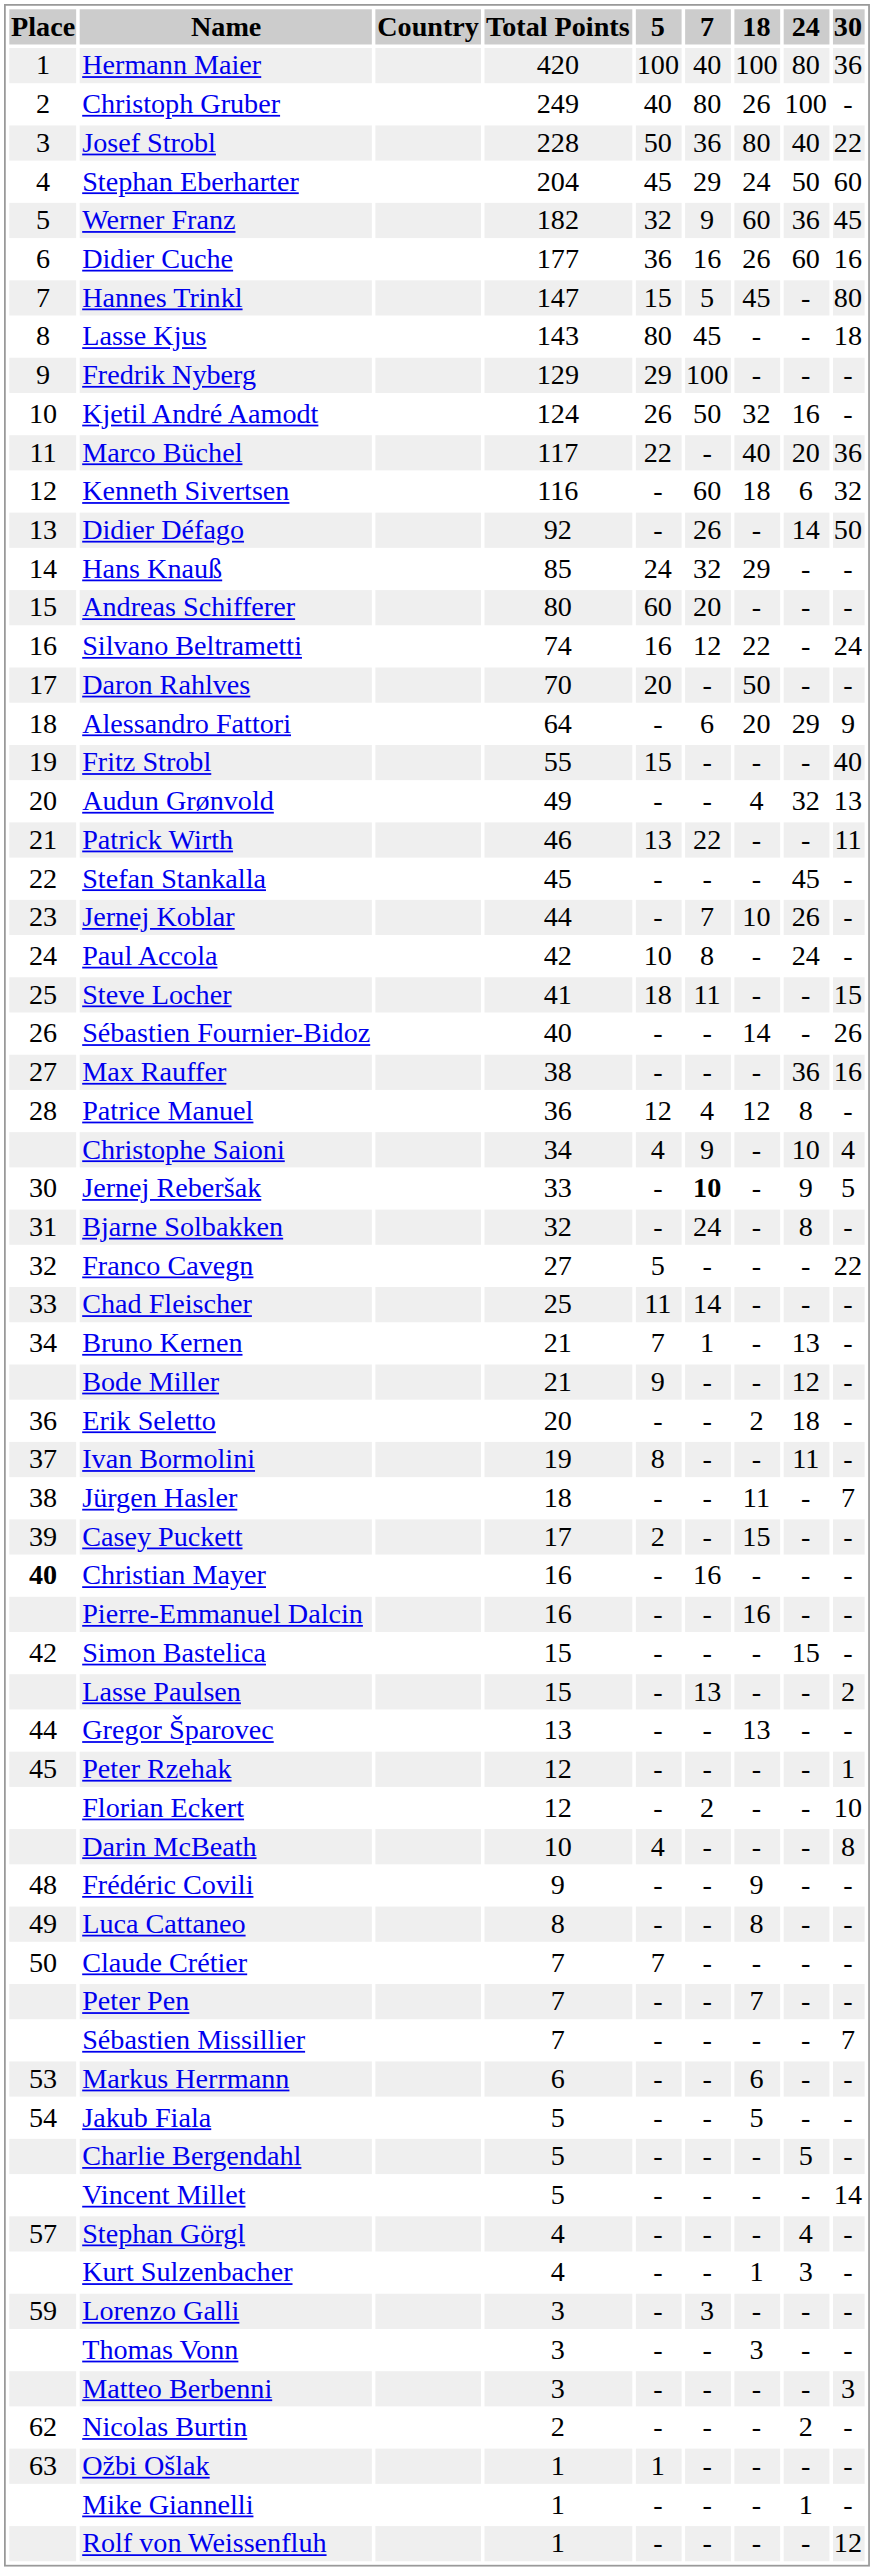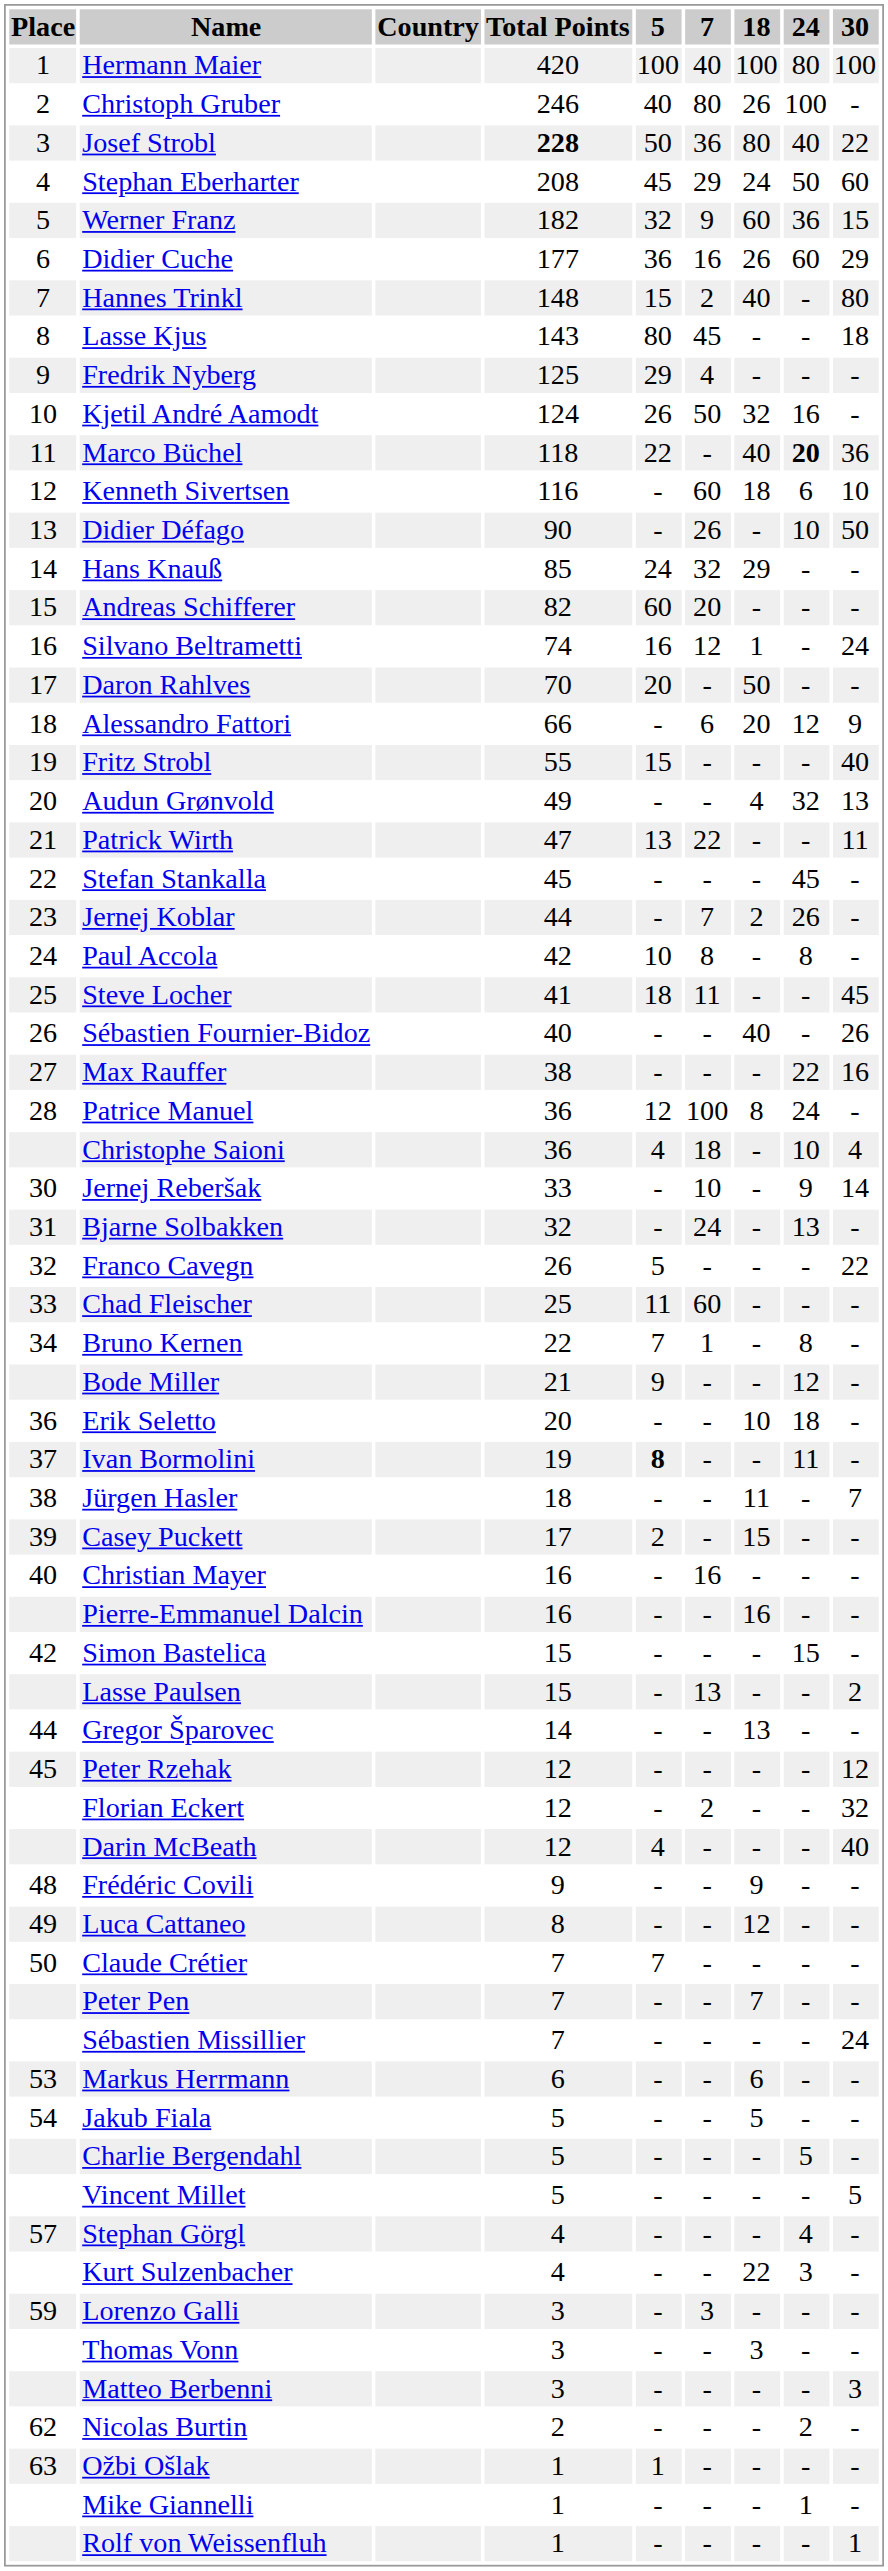(848, 65) 36 -> (855, 65) 100
(558, 103) 249 -> (558, 103) 246
(558, 142) normal -> (558, 142) bold
(558, 181) 204 -> (558, 181) 208
(848, 220) 45 -> (855, 220) 15
(848, 258) 16 -> (855, 258) 29
(558, 297) 147 -> (558, 297) 148
(707, 297) 5 -> (707, 297) 2
(756, 297) 45 -> (756, 297) 40
(558, 374) 129 -> (558, 374) 125
(707, 374) 100 -> (707, 374) 4
(558, 452) 117 -> (558, 452) 118
(806, 452) normal -> (806, 452) bold
(848, 491) 32 -> (855, 491) 10
(558, 529) 92 -> (558, 529) 90
(806, 529) 14 -> (806, 529) 10
(558, 607) 80 -> (558, 607) 82
(756, 646) 22 -> (756, 646) 1
(558, 723) 64 -> (558, 723) 66
(806, 723) 29 -> (806, 723) 12
(558, 839) 46 -> (558, 839) 47
(756, 917) 10 -> (756, 917) 2
(806, 955) 24 -> (806, 955) 8
(848, 994) 15 -> (855, 994) 45
(756, 1033) 14 -> (756, 1033) 40
(806, 1071) 36 -> (806, 1071) 22
(707, 1110) 4 -> (707, 1110) 100
(756, 1110) 12 -> (756, 1110) 8
(806, 1110) 8 -> (806, 1110) 24
(558, 1149) 34 -> (558, 1149) 36
(707, 1149) 9 -> (707, 1149) 18
(707, 1188) bold -> (707, 1188) normal
(848, 1188) 5 -> (855, 1188) 14
(806, 1226) 8 -> (806, 1226) 13
(558, 1265) 27 -> (558, 1265) 26
(707, 1304) 14 -> (707, 1304) 60
(558, 1342) 21 -> (558, 1342) 22
(806, 1342) 13 -> (806, 1342) 8
(756, 1420) 2 -> (756, 1420) 10
(658, 1459) normal -> (658, 1459) bold
(43, 1575) bold -> (43, 1575) normal
(558, 1730) 13 -> (558, 1730) 14
(848, 1768) 1 -> (855, 1768) 12
(848, 1807) 10 -> (855, 1807) 32
(558, 1846) 10 -> (558, 1846) 12
(848, 1846) 8 -> (855, 1846) 40
(756, 1923) 8 -> (756, 1923) 12
(848, 2039) 7 -> (855, 2039) 24
(848, 2194) 14 -> (855, 2194) 5
(756, 2272) 1 -> (756, 2272) 22
(848, 2543) 12 -> (855, 2543) 1
